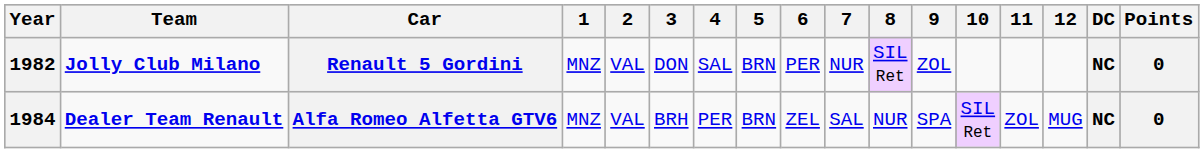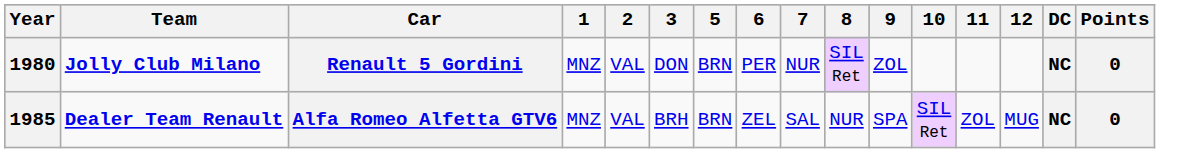- column: (715, 21)
(32, 64) 1982 -> (32, 64) 1980
(32, 120) 1984 -> (32, 120) 1985
